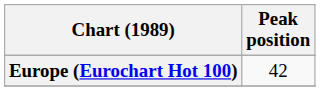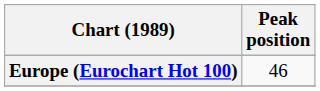(278, 70) 42 -> (278, 70) 46
